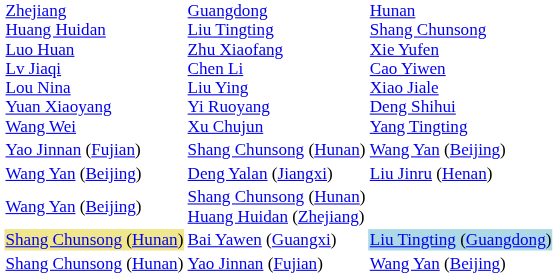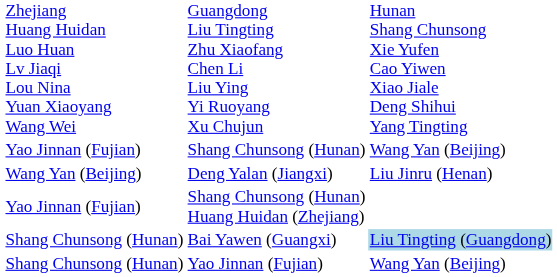(74, 206) Wang Yan (Beijing) -> (73, 206) Yao Jinnan (Fujian)
(94, 239) khaki background -> (94, 239) no background
